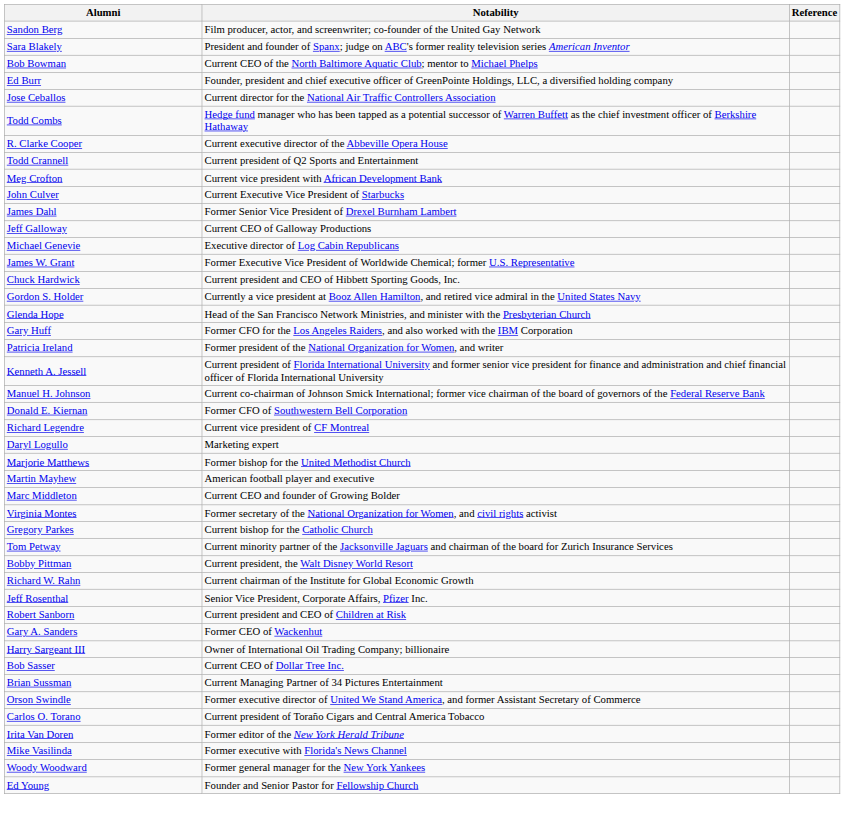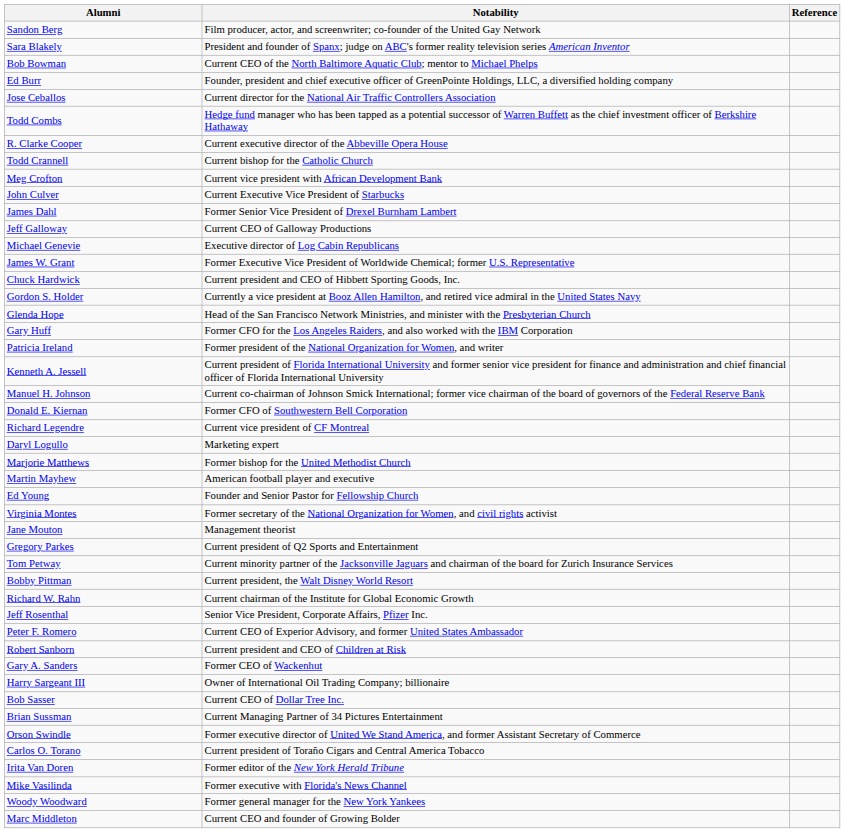(311, 161) Current president of Q2 Sports and Entertainment -> (289, 161) Current bishop for the Catholic Church
rows swapped: (42, 496) <-> (28, 785)
+ row: (35, 530)
(289, 530) Current bishop for the Catholic Church -> (311, 547) Current president of Q2 Sports and Entertainment
+ row: (42, 632)
